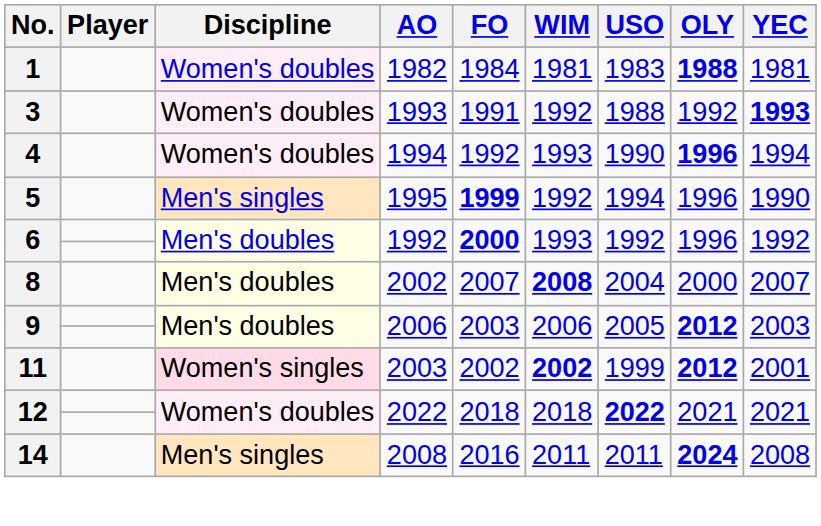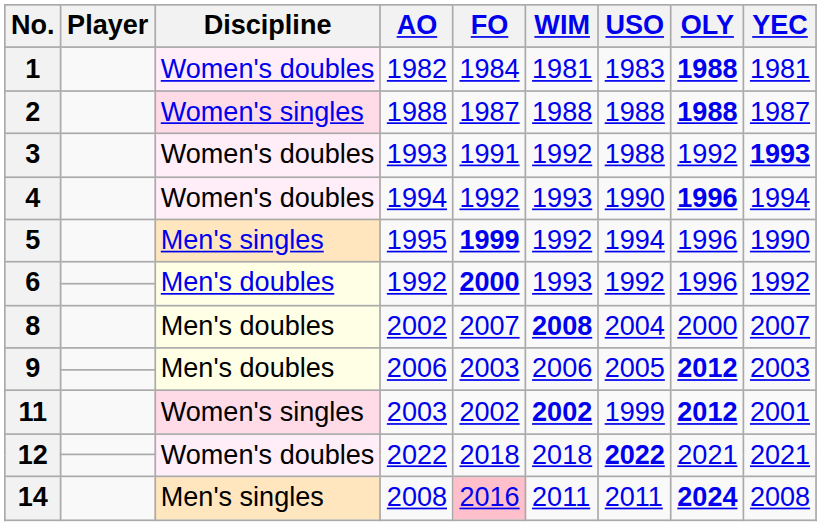+ row: (33, 111)
(490, 454) no background -> (490, 497) pink background
